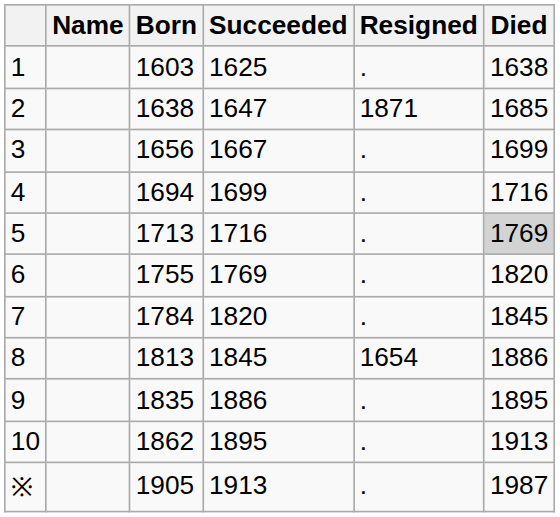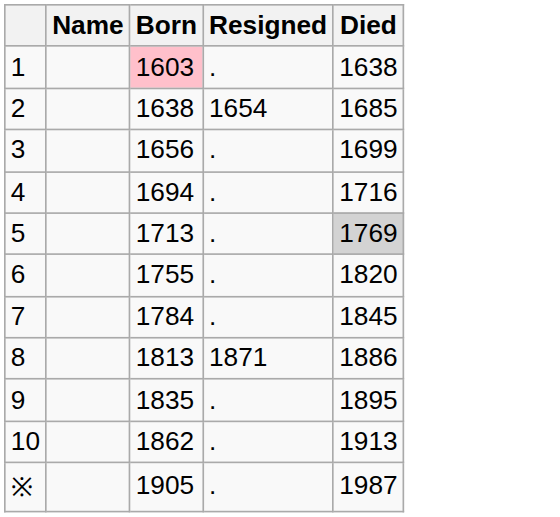- column: (278, 25)
(165, 66) no background -> (165, 66) pink background
(389, 108) 1871 -> (238, 108) 1654
(389, 358) 1654 -> (238, 358) 1871
